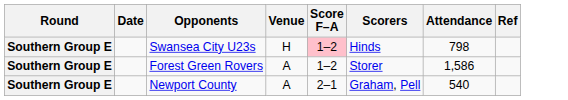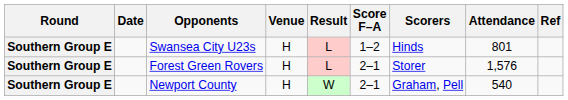+ column: (329, 20)
(327, 47) pink background -> (370, 47) no background
(459, 47) 798 -> (502, 47) 801
(287, 66) A -> (287, 66) H
(327, 66) 1–2 -> (370, 66) 2–1
(459, 66) 1,586 -> (502, 66) 1,576
(287, 85) A -> (287, 85) H
